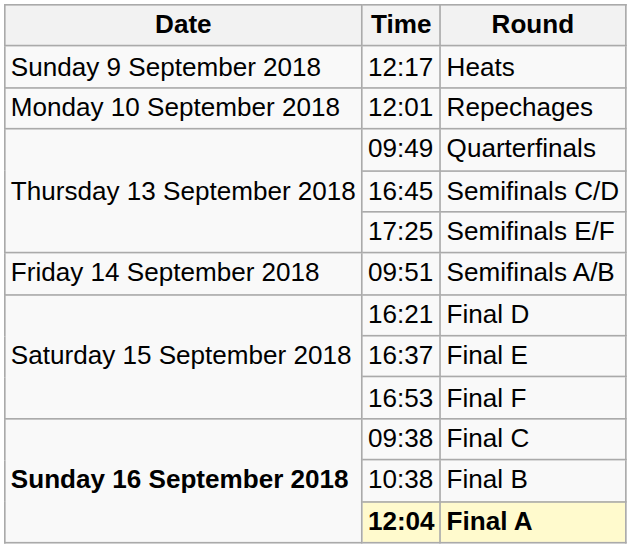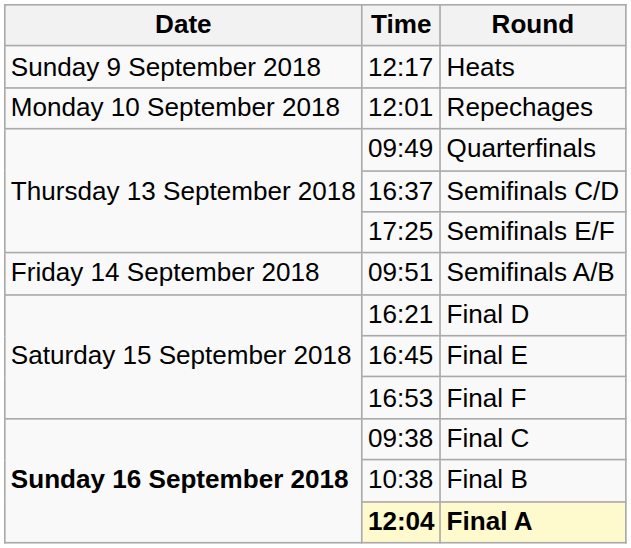(401, 190) 16:45 -> (401, 190) 16:37
(401, 356) 16:37 -> (401, 356) 16:45
